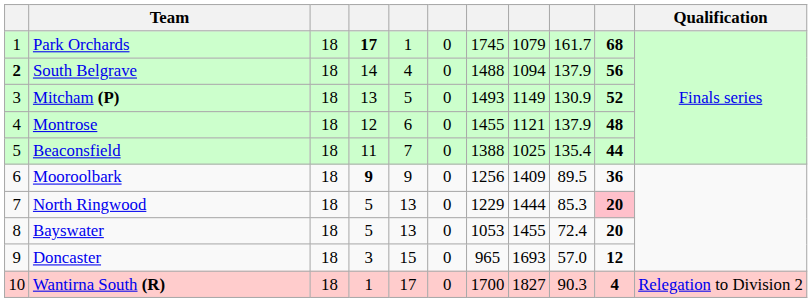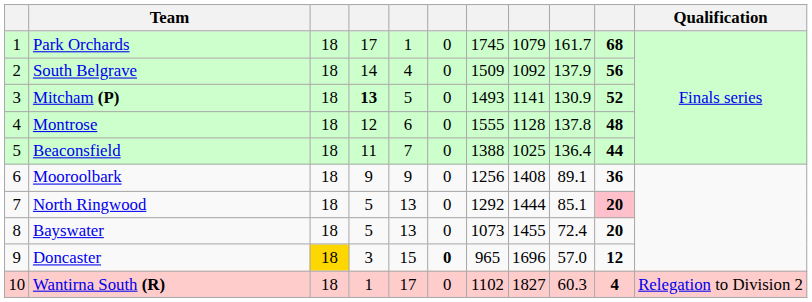(369, 44) bold -> (369, 44) normal
(17, 71) bold -> (17, 71) normal
(487, 71) 1488 -> (487, 71) 1509
(529, 71) 1094 -> (529, 71) 1092
(369, 97) normal -> (369, 97) bold
(529, 97) 1149 -> (529, 97) 1141
(487, 124) 1455 -> (487, 124) 1555
(529, 124) 1121 -> (529, 124) 1128
(572, 124) 137.9 -> (572, 124) 137.8
(572, 151) 135.4 -> (572, 151) 136.4
(369, 177) bold -> (369, 177) normal
(529, 177) 1409 -> (529, 177) 1408
(572, 177) 89.5 -> (572, 177) 89.1
(487, 204) 1229 -> (487, 204) 1292
(572, 204) 85.3 -> (572, 204) 85.1
(487, 230) 1053 -> (487, 230) 1073
(329, 257) no background -> (329, 257) gold background
(447, 257) normal -> (447, 257) bold
(529, 257) 1693 -> (529, 257) 1696
(487, 284) 1700 -> (487, 284) 1102
(572, 284) 90.3 -> (572, 284) 60.3
